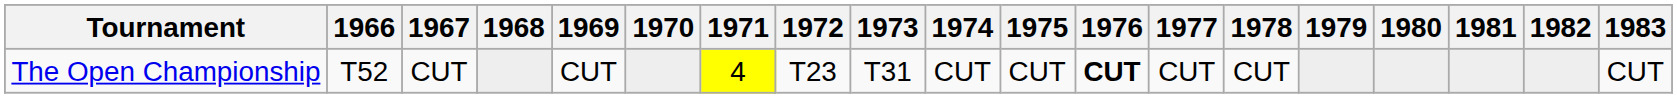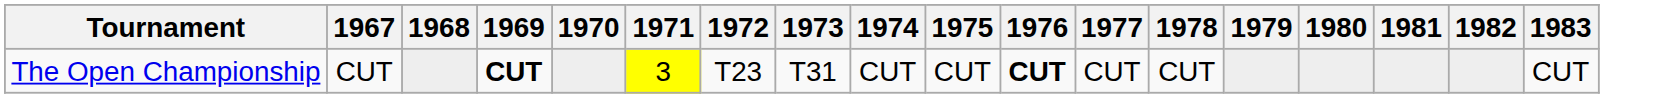- column: (364, 27)
(589, 71) normal -> (514, 71) bold
(738, 71) 4 -> (663, 71) 3
